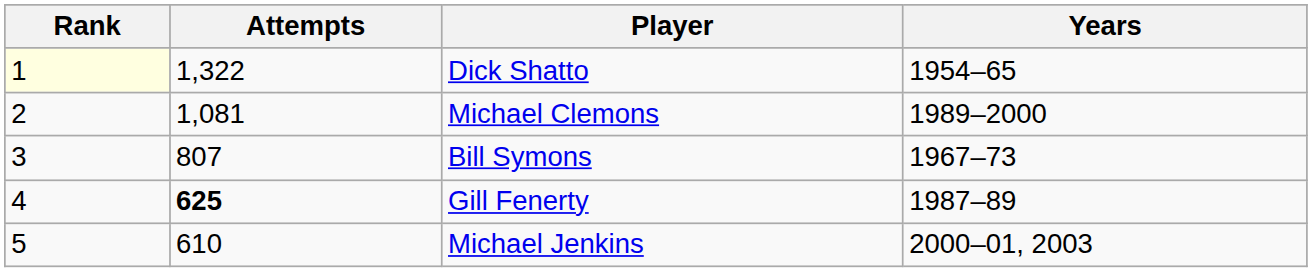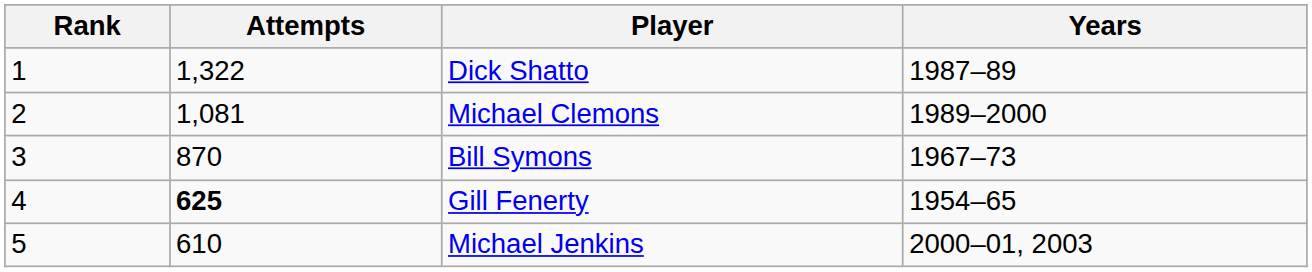(19, 69) lightyellow background -> (19, 69) no background
(963, 69) 1954–65 -> (963, 69) 1987–89
(199, 157) 807 -> (199, 157) 870
(963, 200) 1987–89 -> (963, 200) 1954–65
